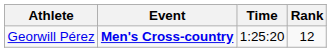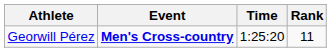(307, 37) 12 -> (307, 37) 11
